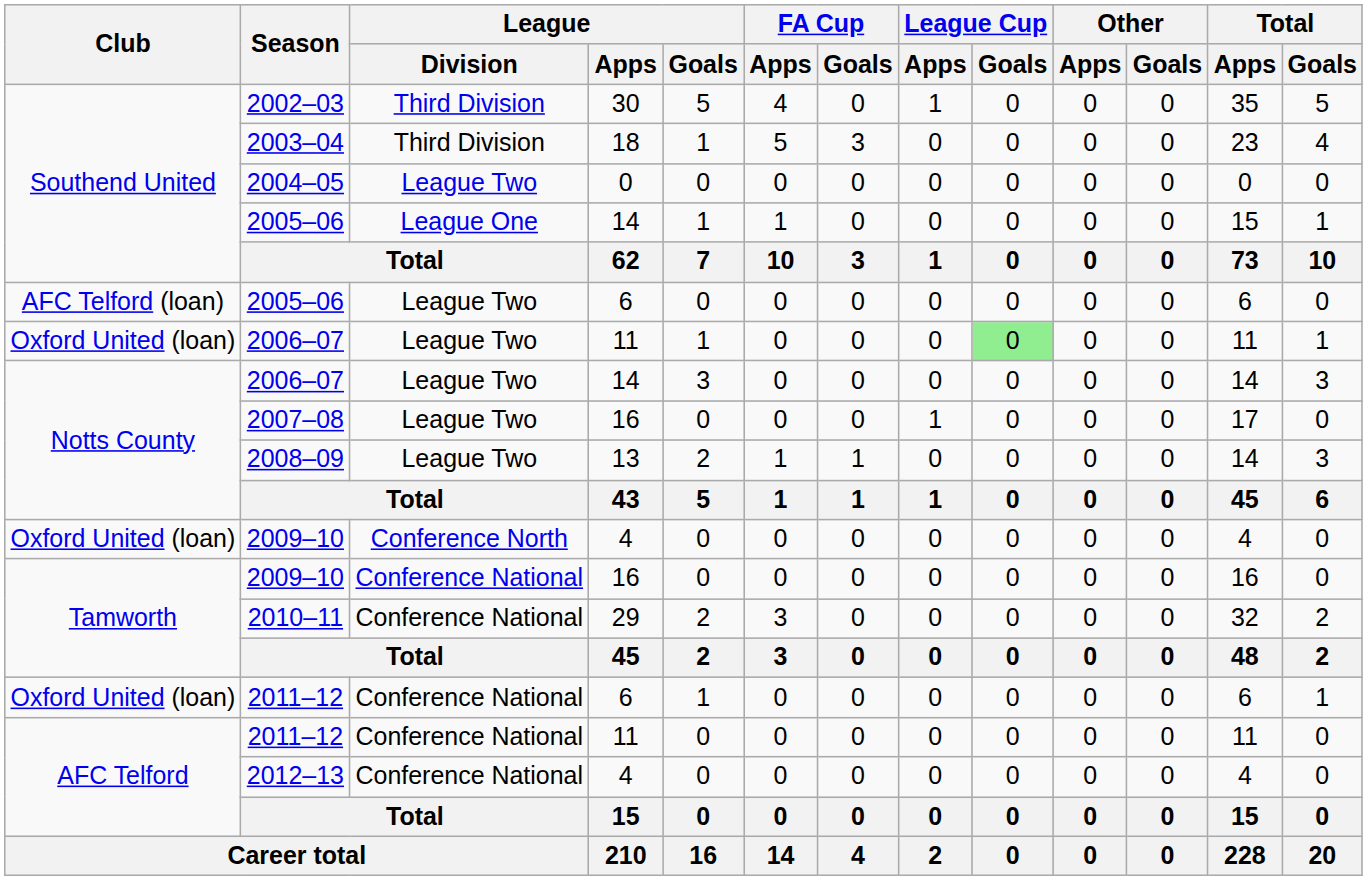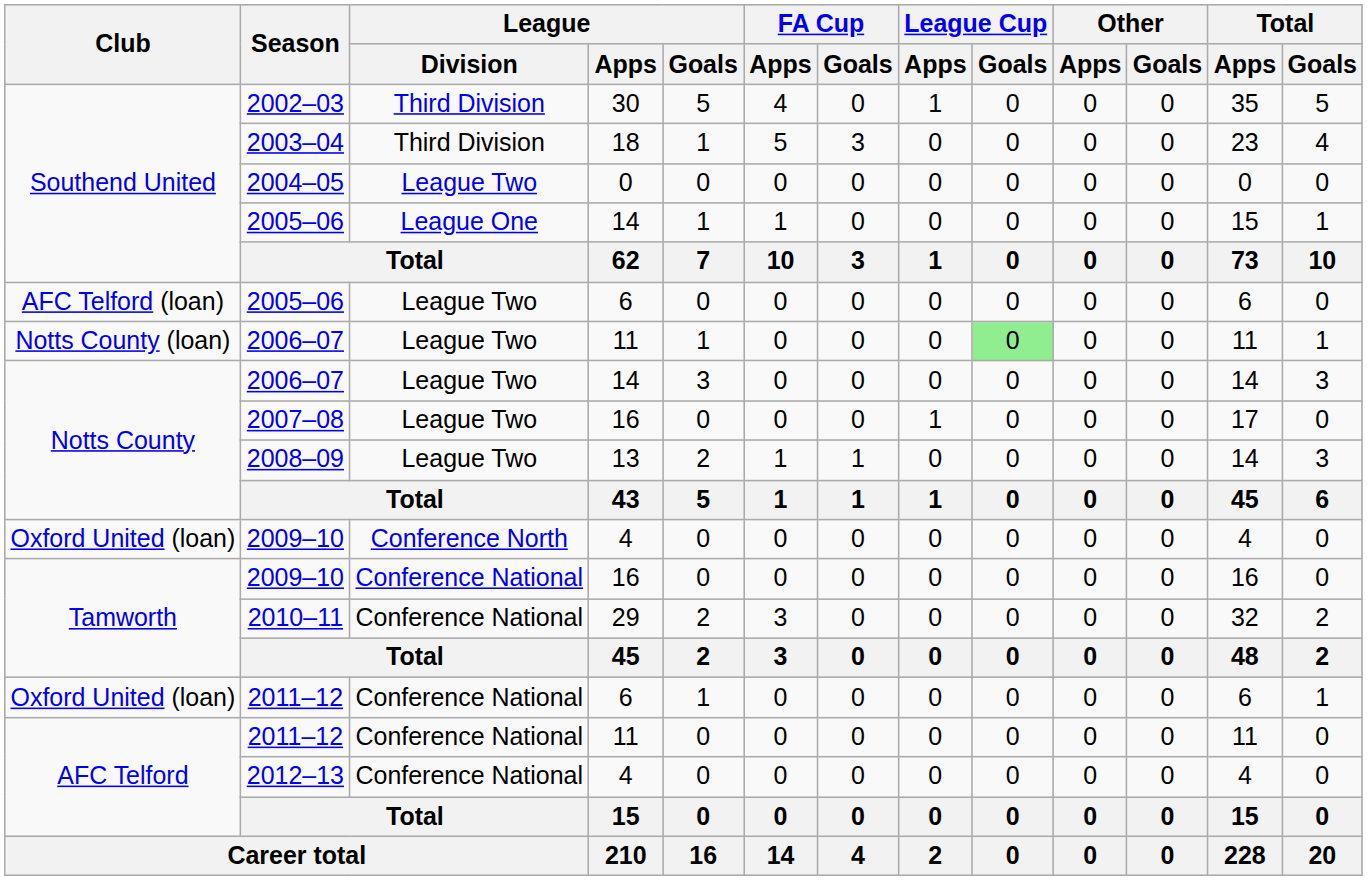(123, 340) Oxford United (loan) -> (123, 340) Notts County (loan)
